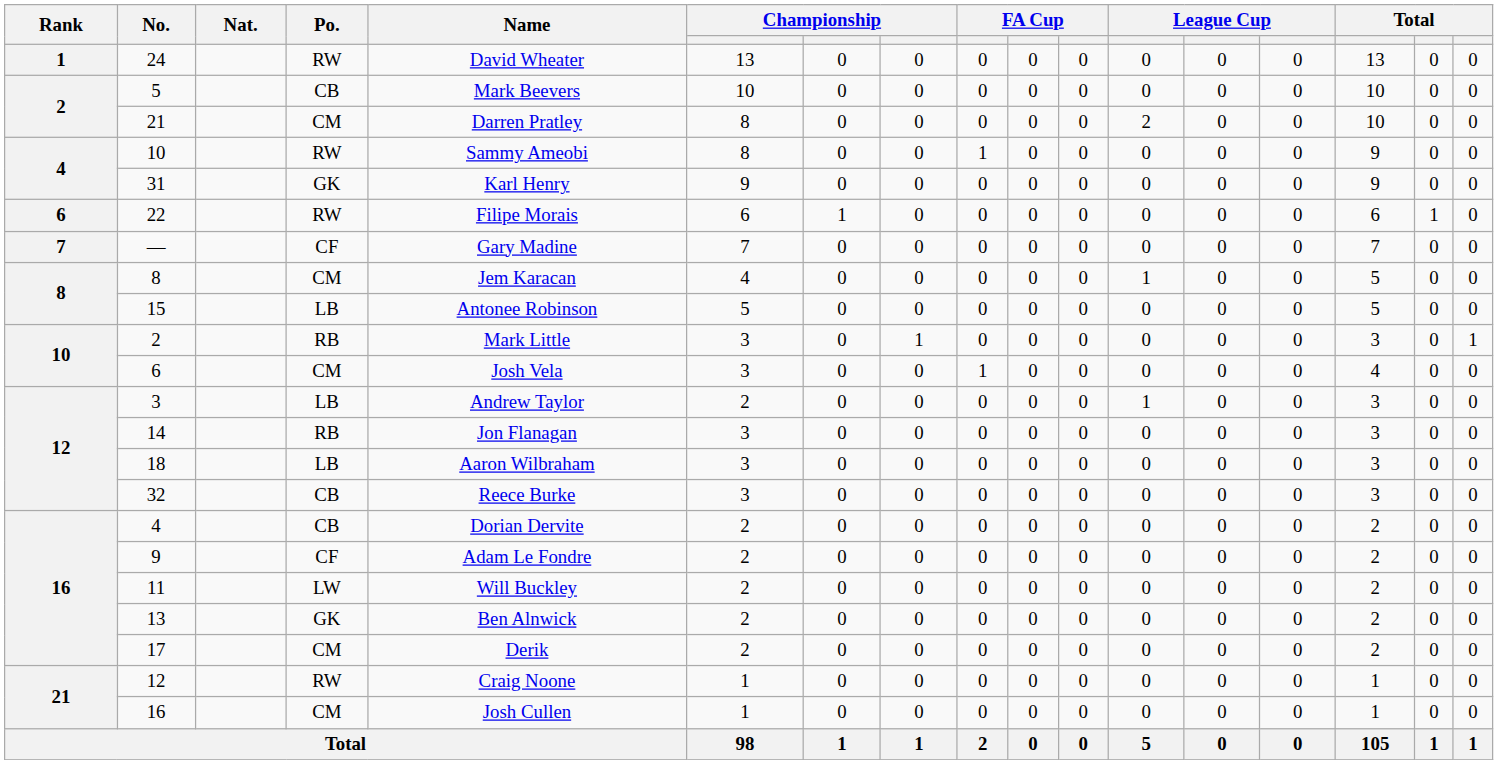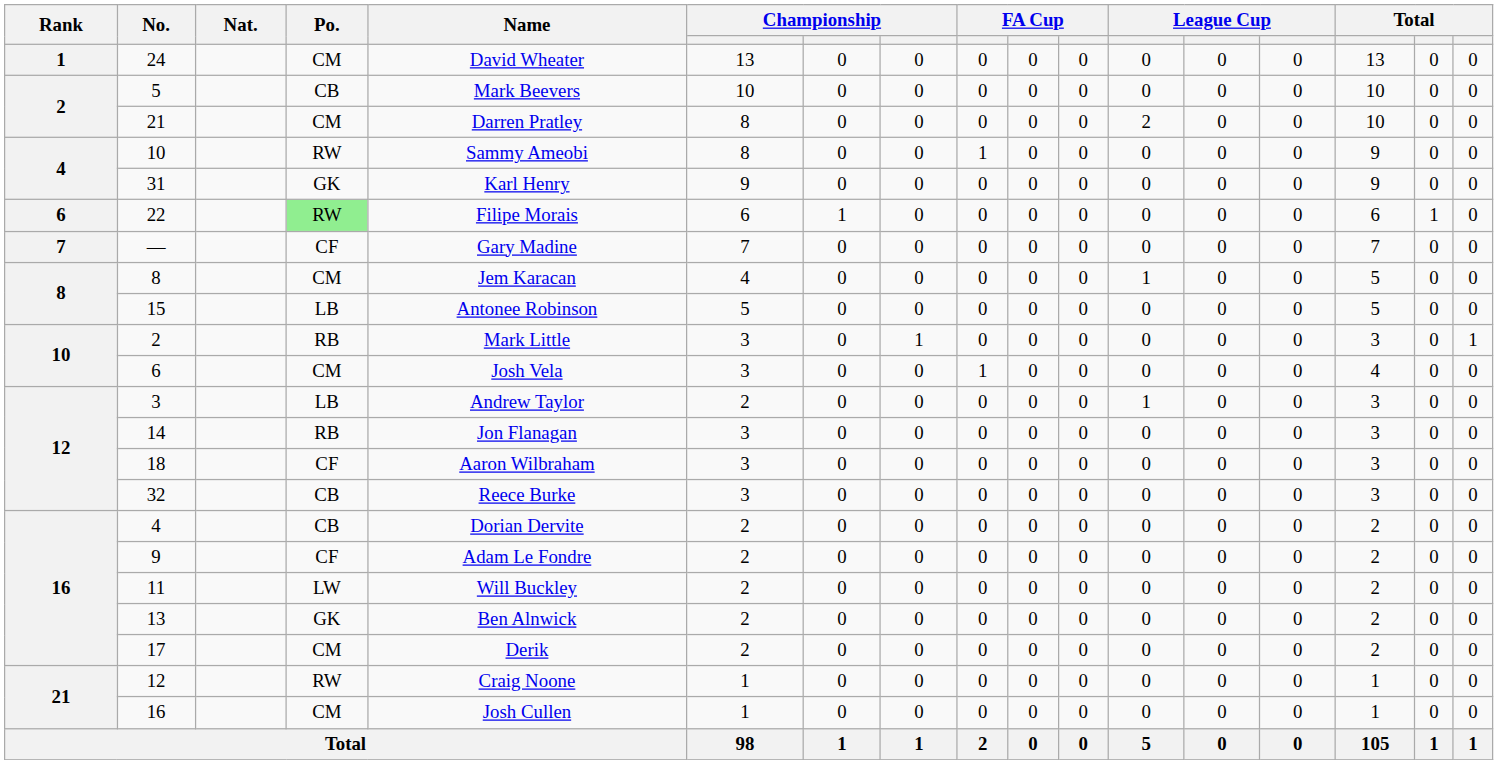(327, 60) RW -> (327, 60) CM
(327, 215) no background -> (327, 215) lightgreen background
(327, 464) LB -> (327, 464) CF
